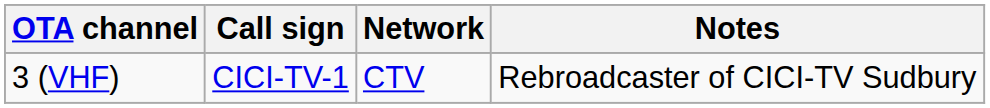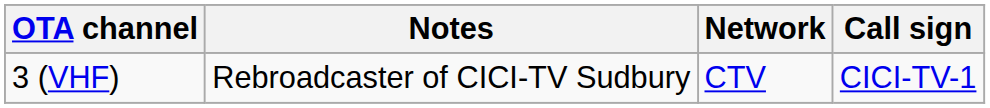columns swapped: (281, 28) <-> (737, 28)
